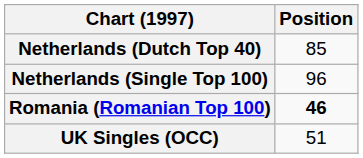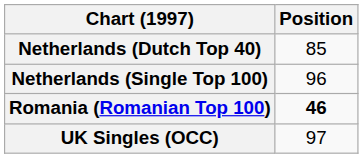(316, 138) 51 -> (316, 138) 97
